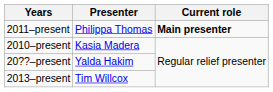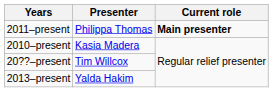(104, 62) Yalda Hakim -> (102, 62) Tim Willcox
(102, 78) Tim Willcox -> (104, 78) Yalda Hakim
